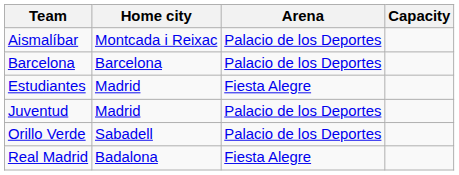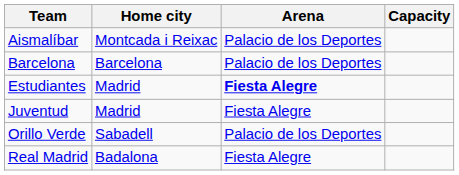(268, 87) normal -> (271, 87) bold
(303, 110) Palacio de los Deportes -> (268, 110) Fiesta Alegre
